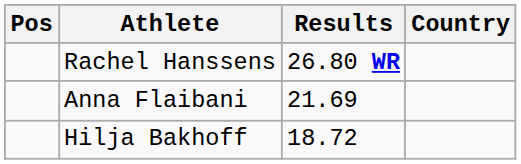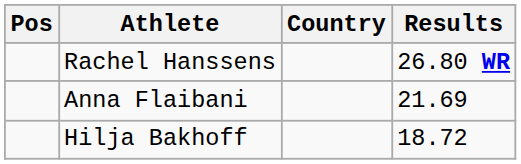columns swapped: (461, 24) <-> (344, 24)
